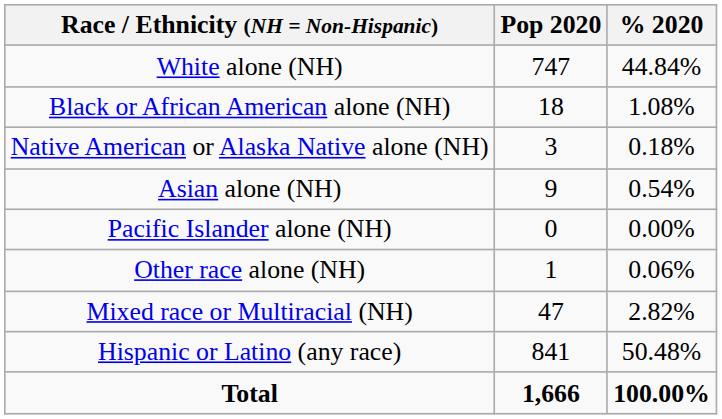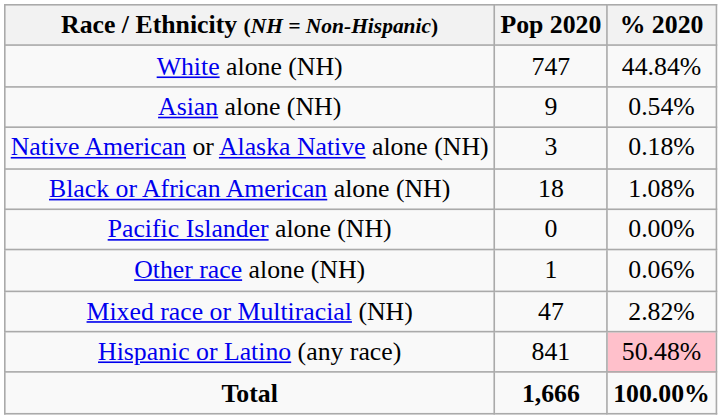rows swapped: (250, 106) <-> (250, 188)
(662, 351) no background -> (662, 351) pink background
